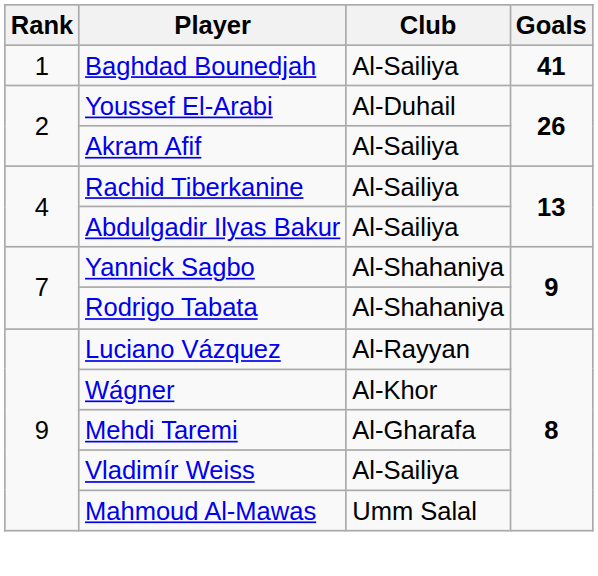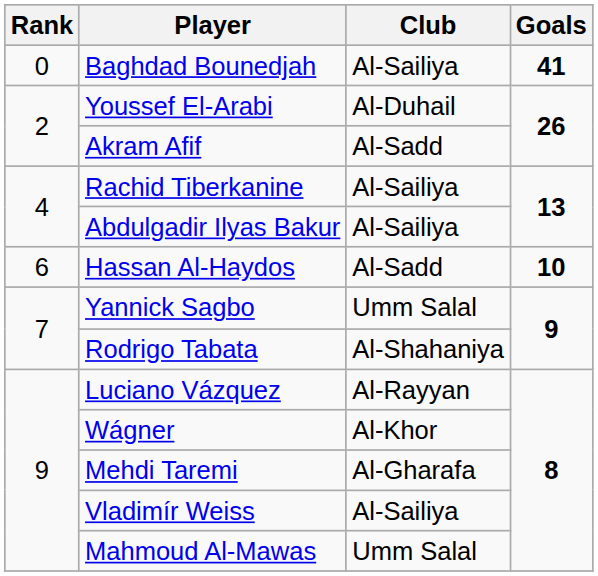(42, 66) 1 -> (42, 66) 0
(405, 147) Al-Sailiya -> (398, 147) Al-Sadd
+ row: (190, 268)
(428, 268) Al-Shahaniya -> (415, 308) Umm Salal
